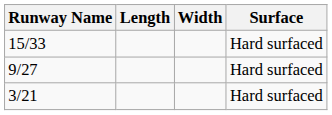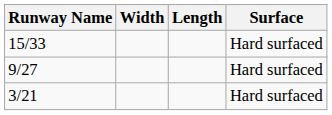columns swapped: (145, 17) <-> (200, 17)
